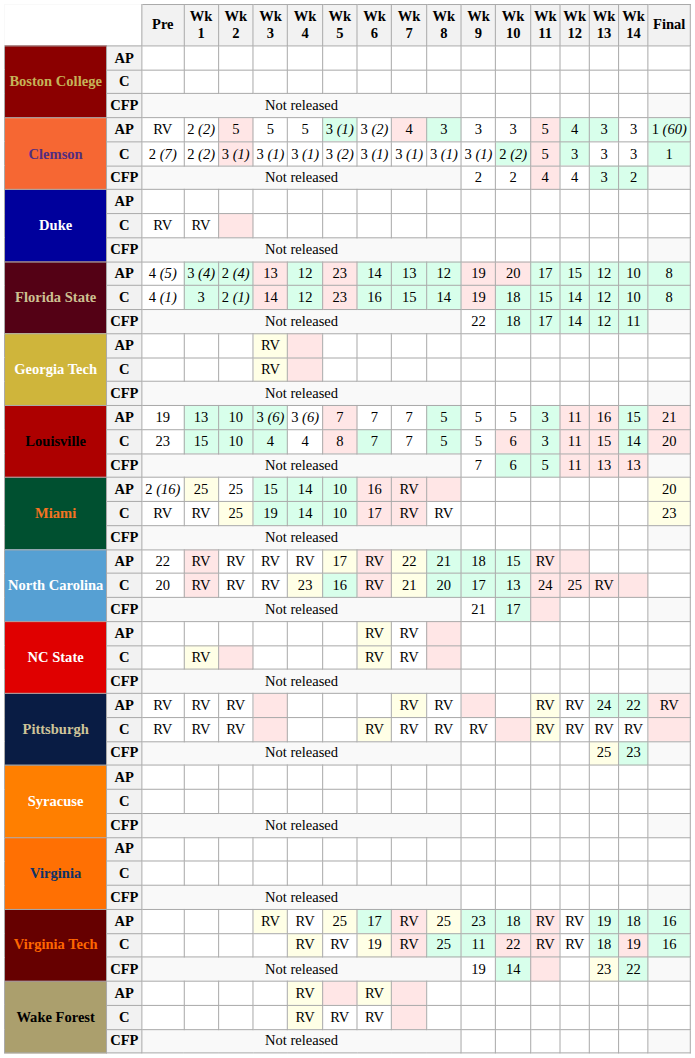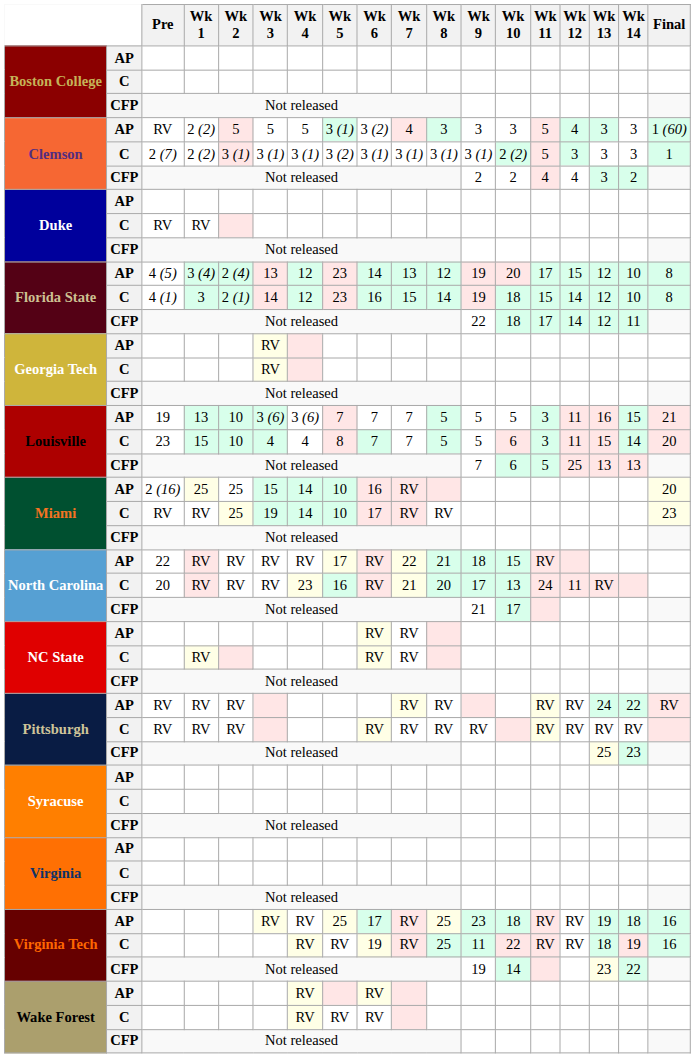(575, 465) 11 -> (575, 465) 25
(575, 585) 25 -> (575, 585) 11
